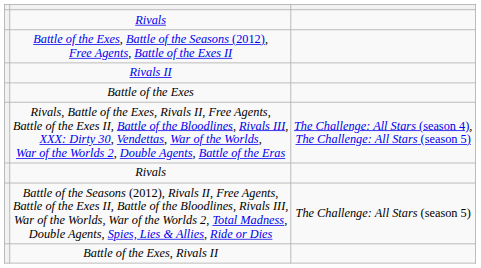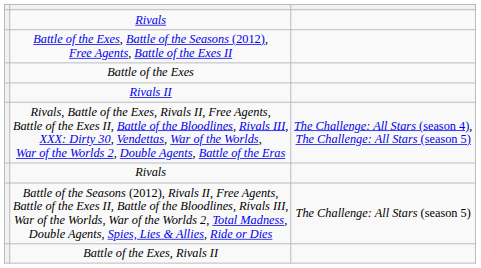rows swapped: (151, 72) <-> (151, 92)
